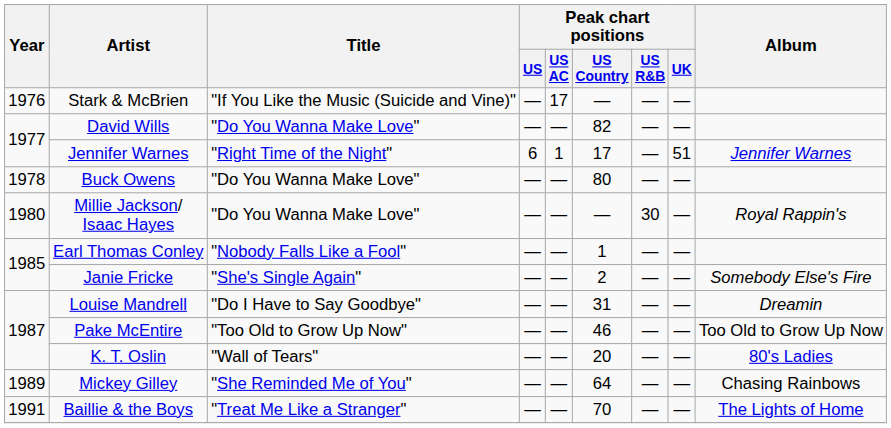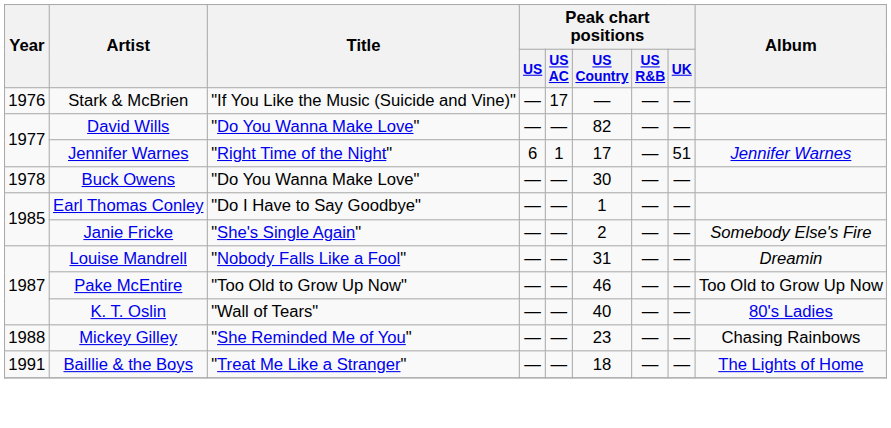(602, 179) 80 -> (602, 179) 30
- row: (128, 215)
(309, 251) "Nobody Falls Like a Fool" -> (316, 206) "Do I Have to Say Goodbye"
(316, 304) "Do I Have to Say Goodbye" -> (309, 258) "Nobody Falls Like a Fool"
(602, 356) 20 -> (602, 311) 40
(27, 383) 1989 -> (27, 338) 1988
(602, 383) 64 -> (602, 338) 23
(602, 409) 70 -> (602, 364) 18
